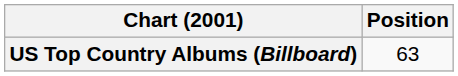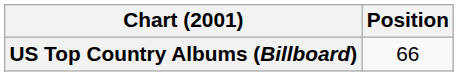(408, 53) 63 -> (408, 53) 66
